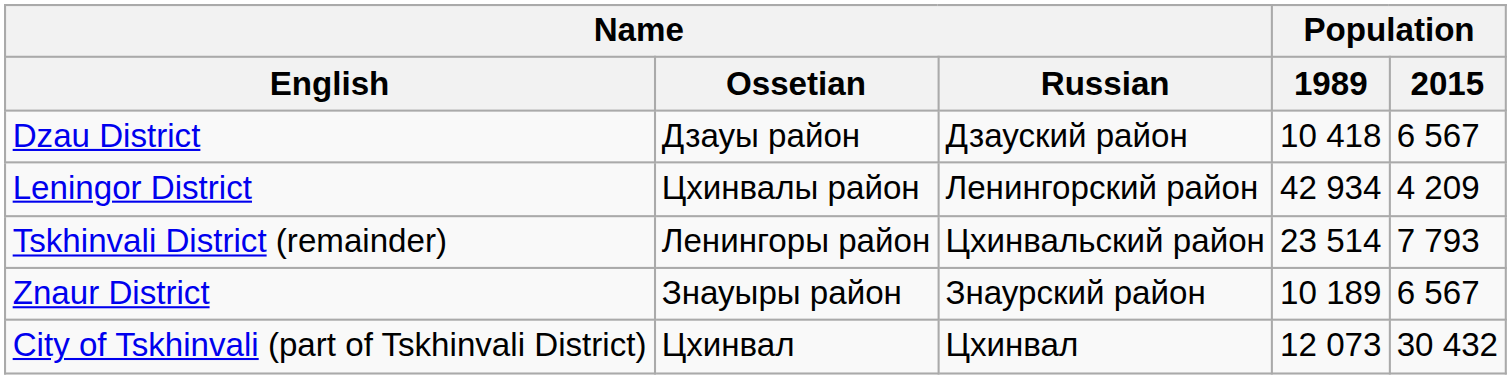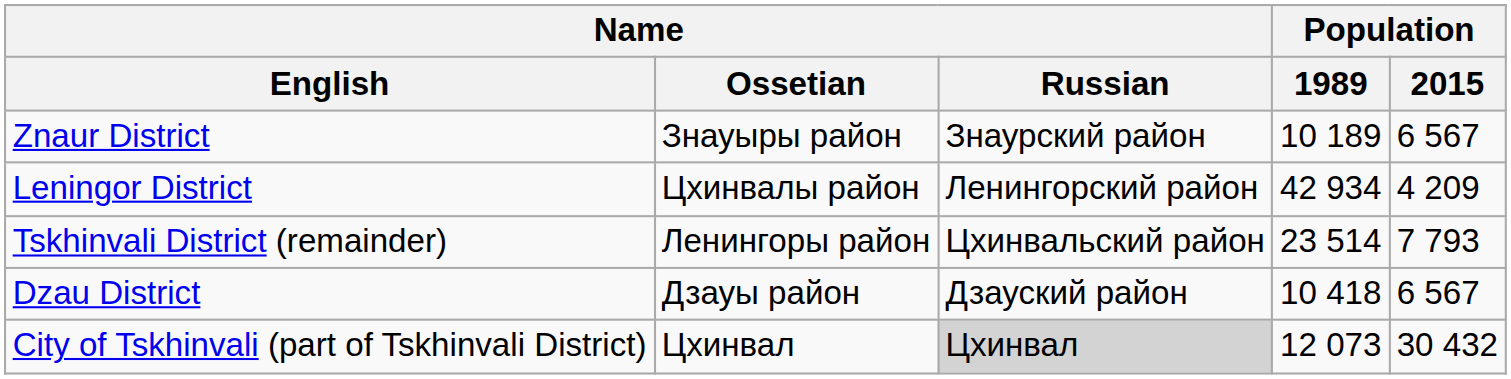rows swapped: (107, 135) <-> (111, 293)
(1012, 345) no background -> (1012, 345) lightgrey background
